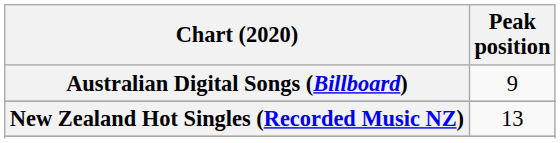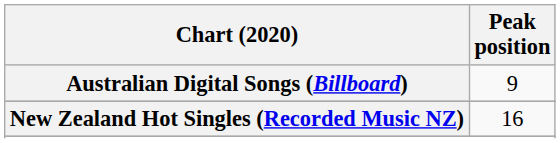(512, 118) 13 -> (512, 118) 16
